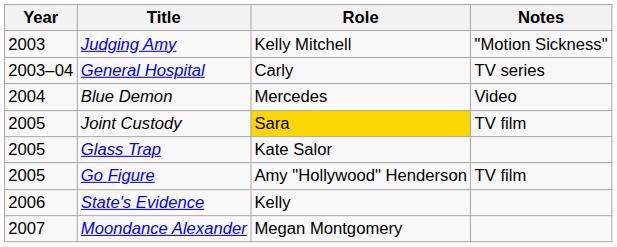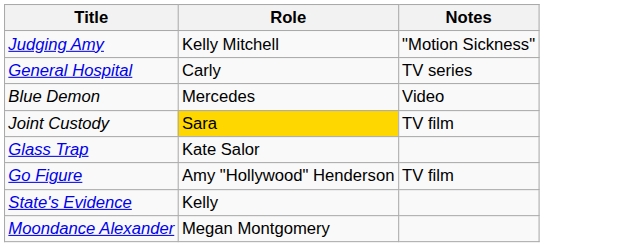- column: (41, 17)
